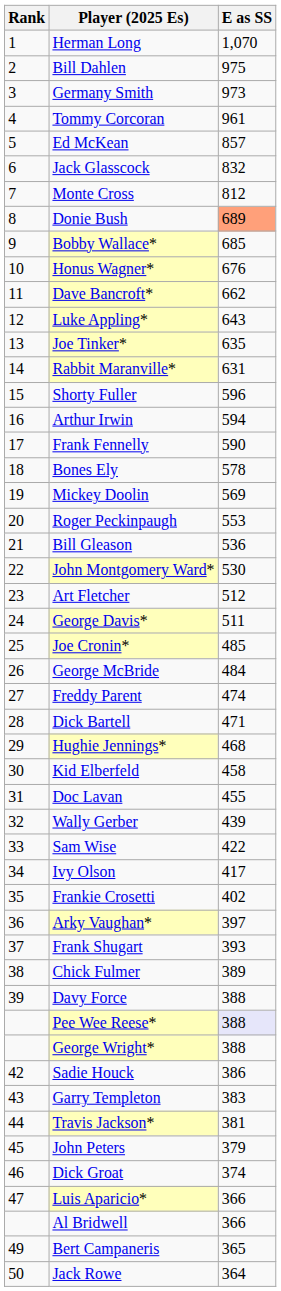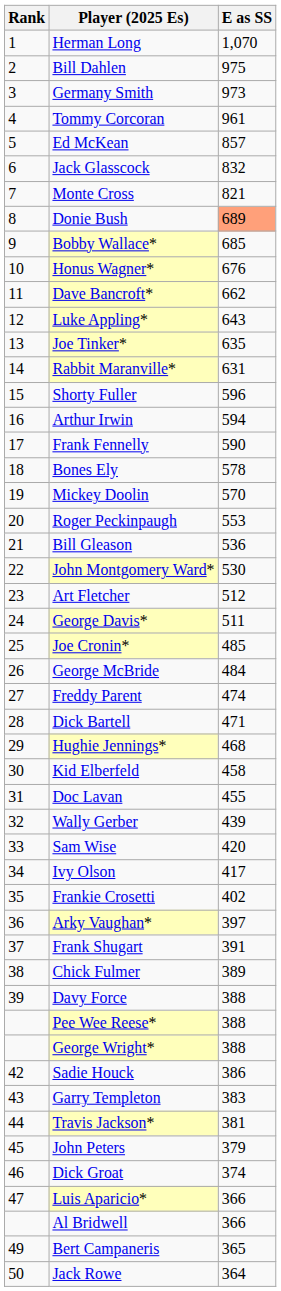(234, 193) 812 -> (234, 193) 821
(234, 495) 569 -> (234, 495) 570
(234, 846) 422 -> (234, 846) 420
(234, 947) 393 -> (234, 947) 391
(234, 1022) lavender background -> (234, 1022) no background
